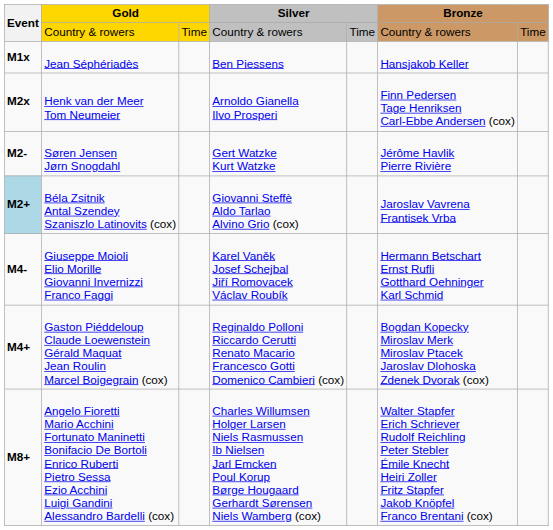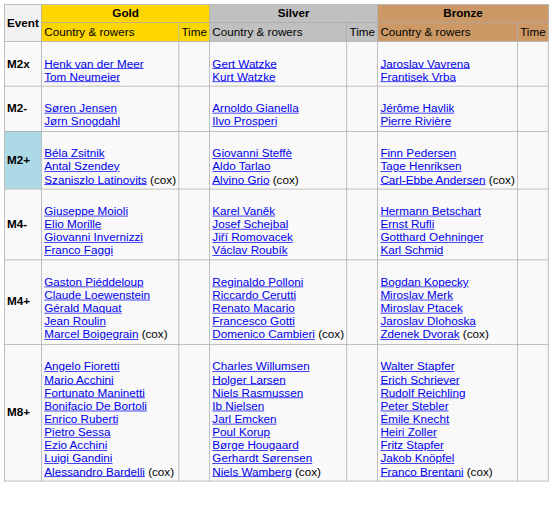- row: (91, 63)
(256, 108) Arnoldo Gianella Ilvo Prosperi -> (245, 70) Gert Watzke Kurt Watzke
(448, 108) Finn Pedersen Tage Henriksen Carl-Ebbe Andersen (cox) -> (425, 70) Jaroslav Vavrena Frantisek Vrba
(245, 160) Gert Watzke Kurt Watzke -> (256, 115) Arnoldo Gianella Ilvo Prosperi
(425, 211) Jaroslav Vavrena Frantisek Vrba -> (448, 166) Finn Pedersen Tage Henriksen Carl-Ebbe Andersen (cox)
